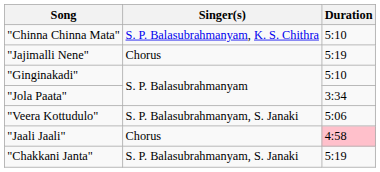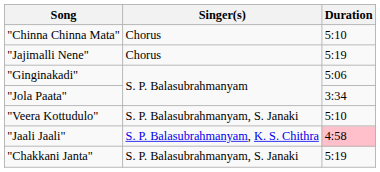(222, 35) S. P. Balasubrahmanyam, K. S. Chithra -> (143, 35) Chorus
(336, 75) 5:10 -> (336, 75) 5:06
(336, 116) 5:06 -> (336, 116) 5:10
(143, 136) Chorus -> (222, 136) S. P. Balasubrahmanyam, K. S. Chithra
